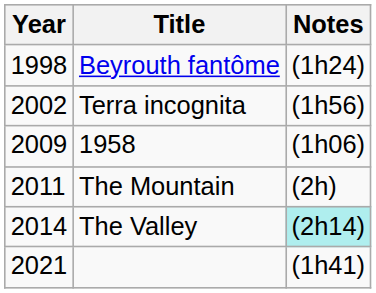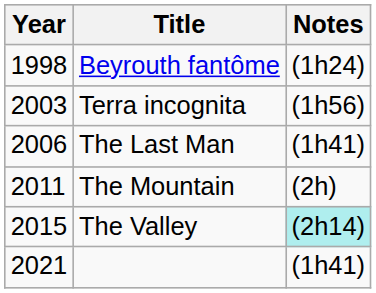(39, 105) 2002 -> (39, 105) 2003
+ row: (157, 145)
- row: (107, 145)
(39, 226) 2014 -> (39, 226) 2015
